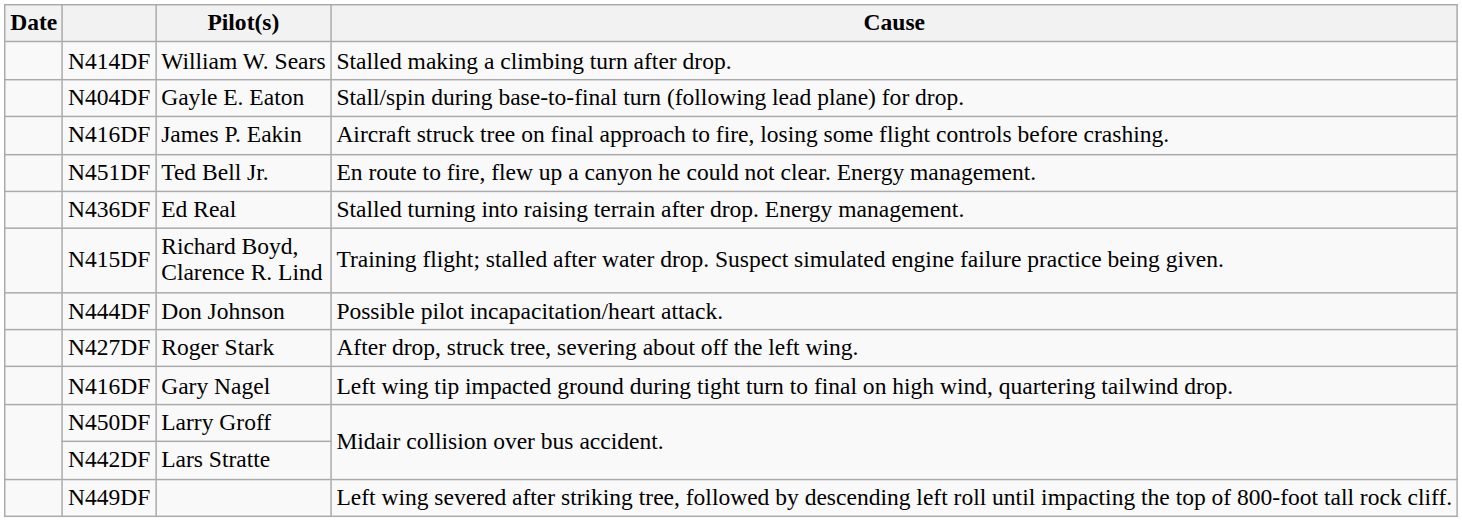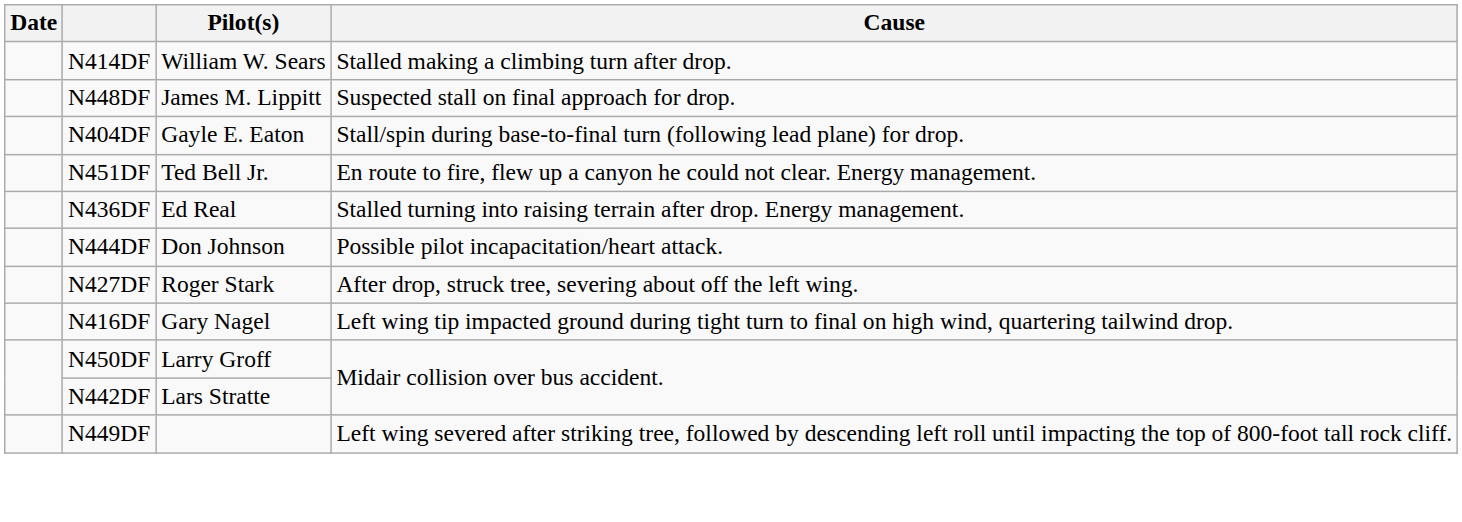+ row: (241, 97)
- row: (231, 135)
- row: (242, 260)
